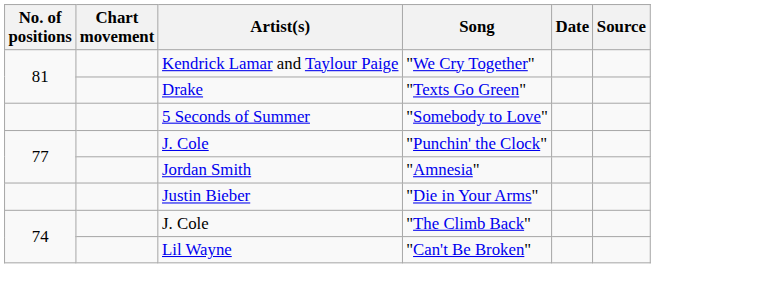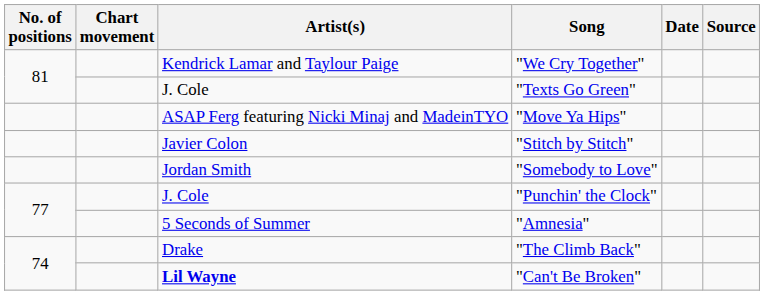(183, 90) Drake -> (185, 90) J. Cole
+ row: (571, 116)
+ row: (575, 143)
(236, 116) 5 Seconds of Summer -> (207, 169) Jordan Smith
(207, 169) Jordan Smith -> (236, 223) 5 Seconds of Summer
- row: (472, 196)
(185, 223) J. Cole -> (183, 249) Drake
(197, 249) normal -> (199, 276) bold
